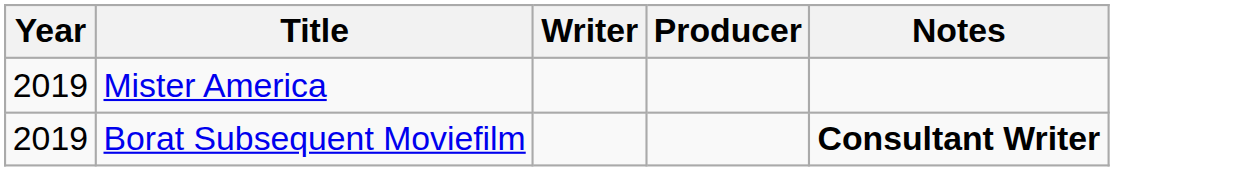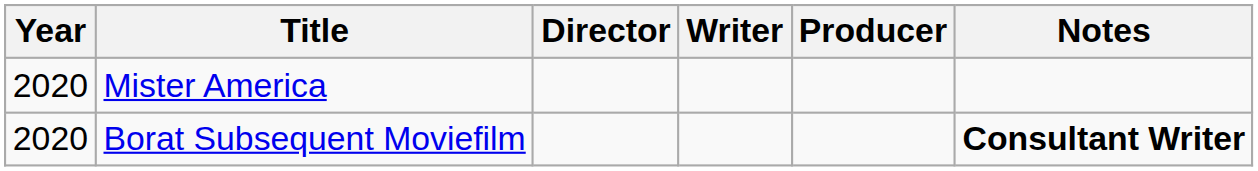+ column: (606, 31)
(50, 84) 2019 -> (50, 84) 2020
(50, 138) 2019 -> (50, 138) 2020
